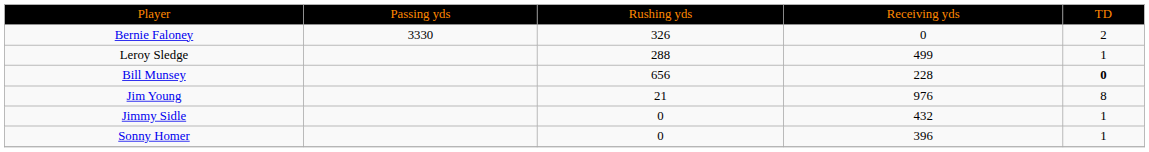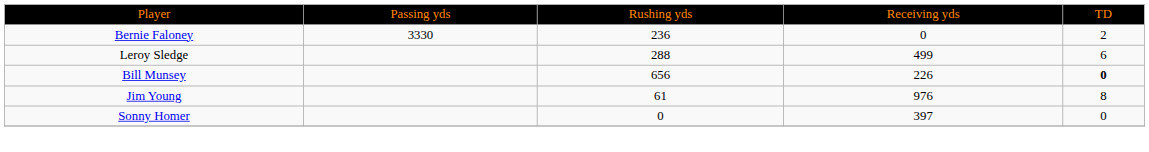(661, 34) 326 -> (661, 34) 236
(1103, 55) 1 -> (1103, 55) 6
(923, 75) 228 -> (923, 75) 226
(661, 95) 21 -> (661, 95) 61
- row: (154, 116)
(923, 136) 396 -> (923, 116) 397
(1103, 136) 1 -> (1103, 116) 0
